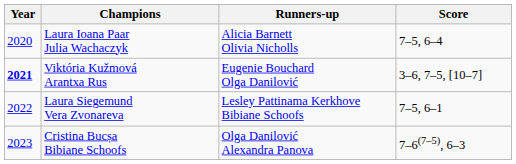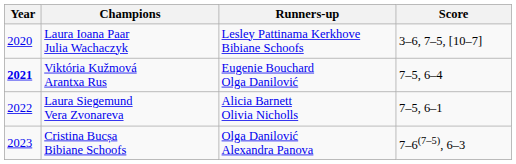(260, 41) Alicia Barnett Olivia Nicholls -> (291, 41) Lesley Pattinama Kerkhove Bibiane Schoofs
(421, 41) 7–5, 6–4 -> (441, 41) 3–6, 7–5, [10–7]
(441, 75) 3–6, 7–5, [10–7] -> (421, 75) 7–5, 6–4
(291, 108) Lesley Pattinama Kerkhove Bibiane Schoofs -> (260, 108) Alicia Barnett Olivia Nicholls
